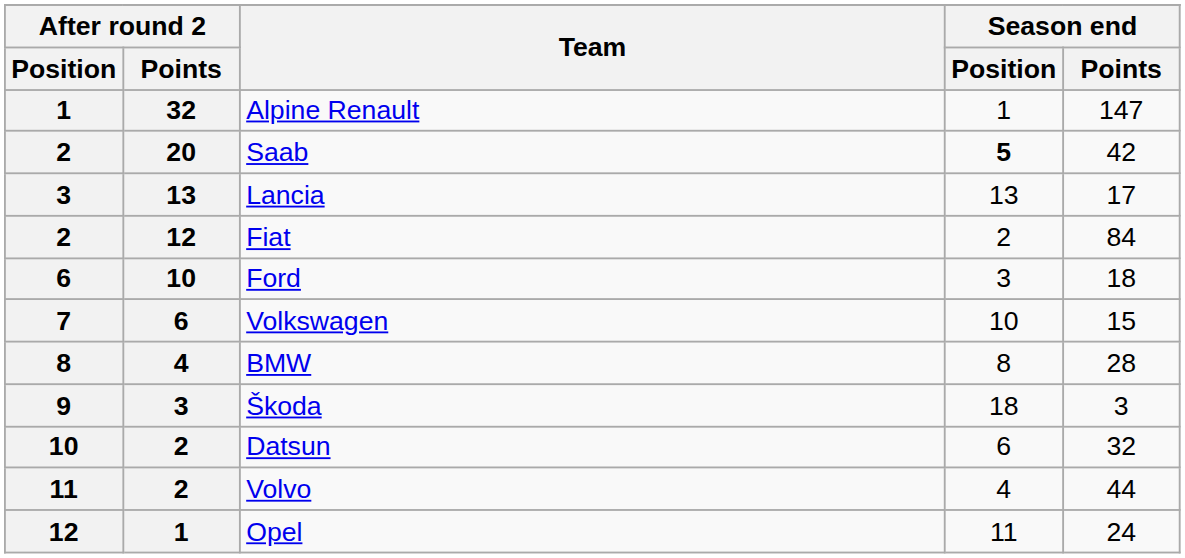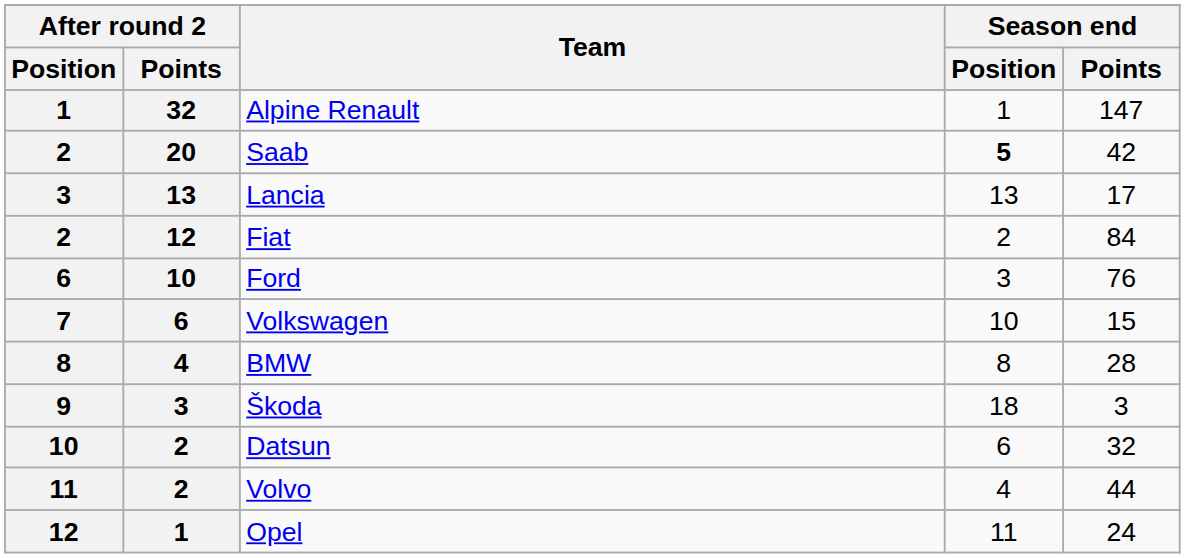(1121, 279) 18 -> (1121, 279) 76
